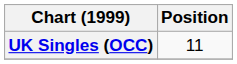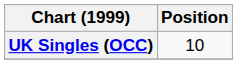(195, 45) 11 -> (195, 45) 10
